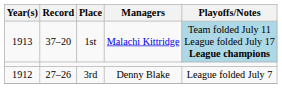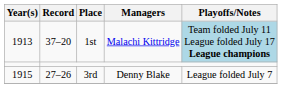(22, 75) 1912 -> (22, 75) 1915
